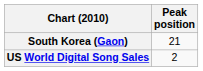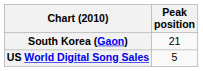(175, 58) 2 -> (175, 58) 5
